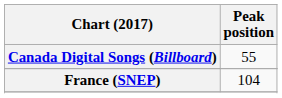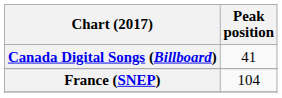(249, 56) 55 -> (249, 56) 41
